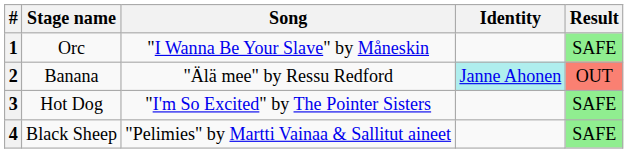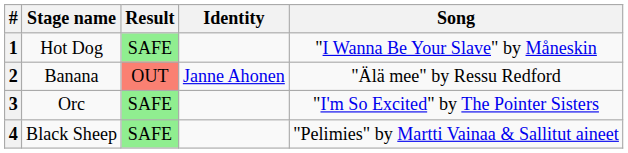columns swapped: (288, 18) <-> (594, 18)
(72, 47) Orc -> (72, 47) Hot Dog
(510, 76) paleturquoise background -> (234, 76) no background
(72, 104) Hot Dog -> (72, 104) Orc
